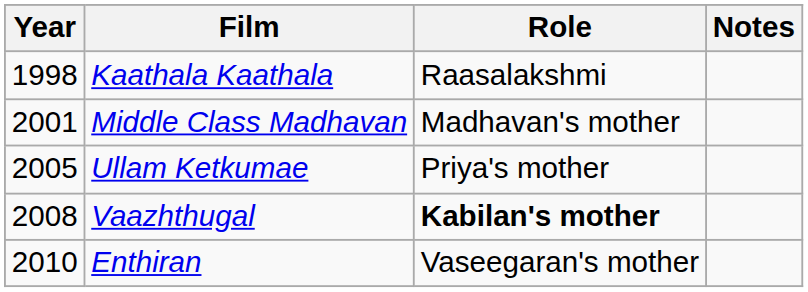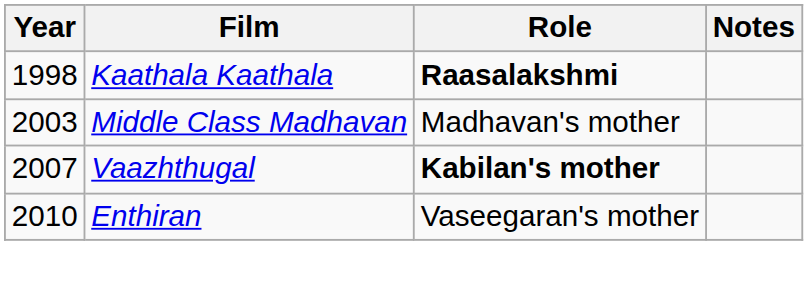(514, 74) normal -> (519, 74) bold
(45, 121) 2001 -> (45, 121) 2003
- row: (200, 168)
(45, 215) 2008 -> (45, 168) 2007
